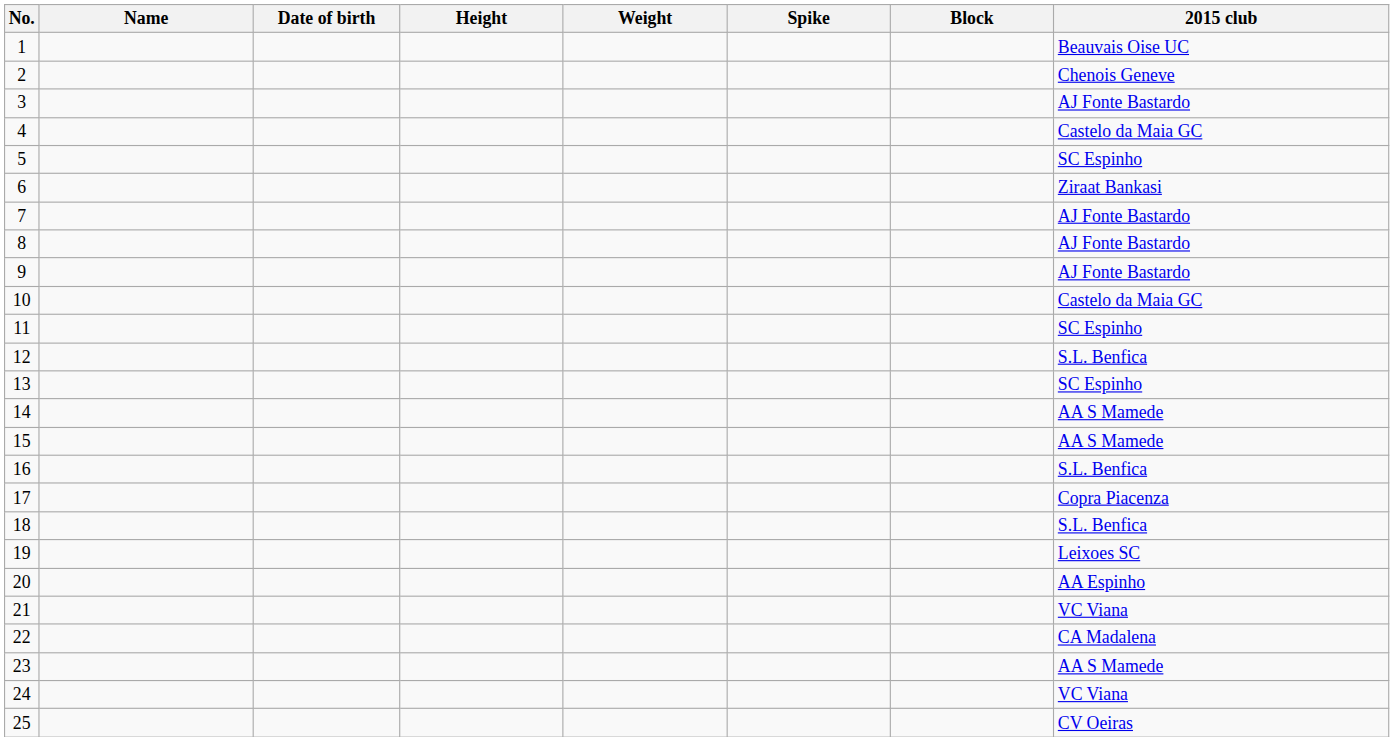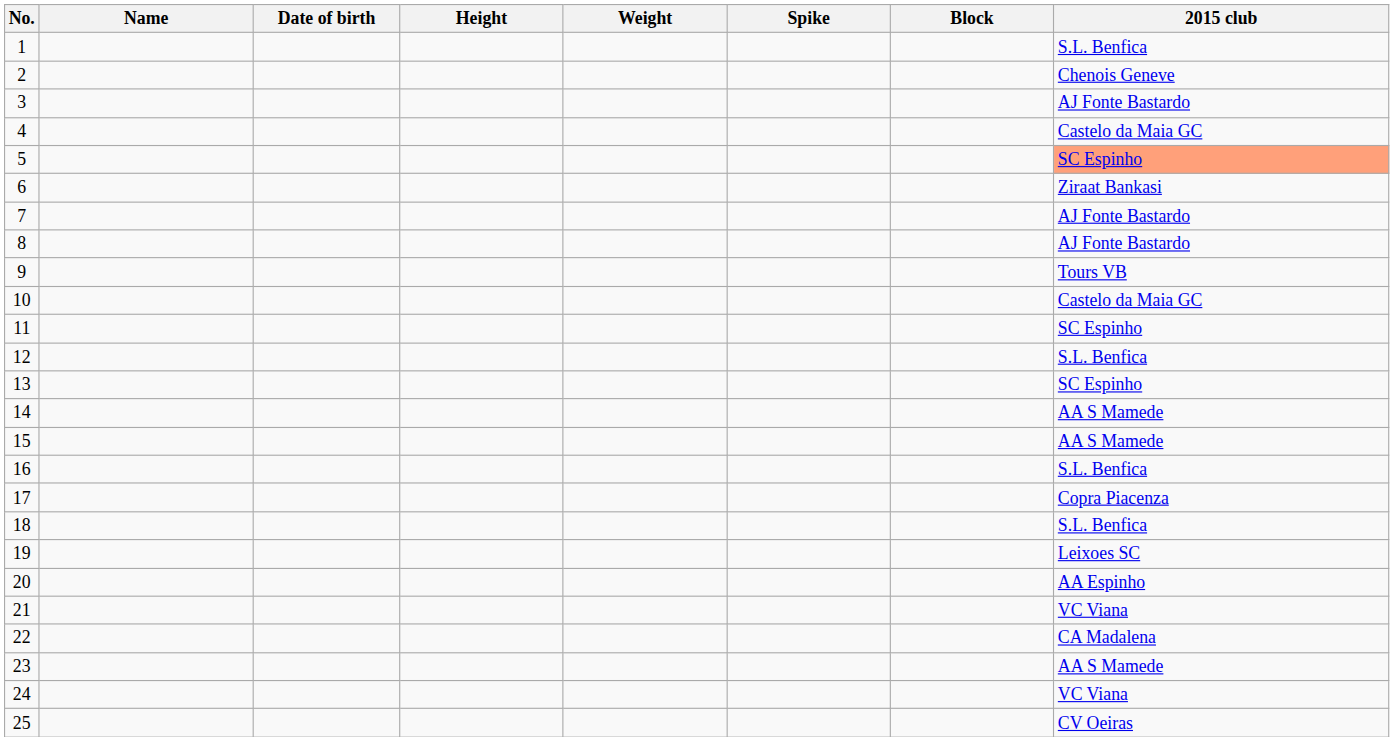(1123, 46) Beauvais Oise UC -> (1102, 46) S.L. Benfica
(1100, 159) no background -> (1100, 159) lightsalmon background
(1124, 272) AJ Fonte Bastardo -> (1092, 272) Tours VB
